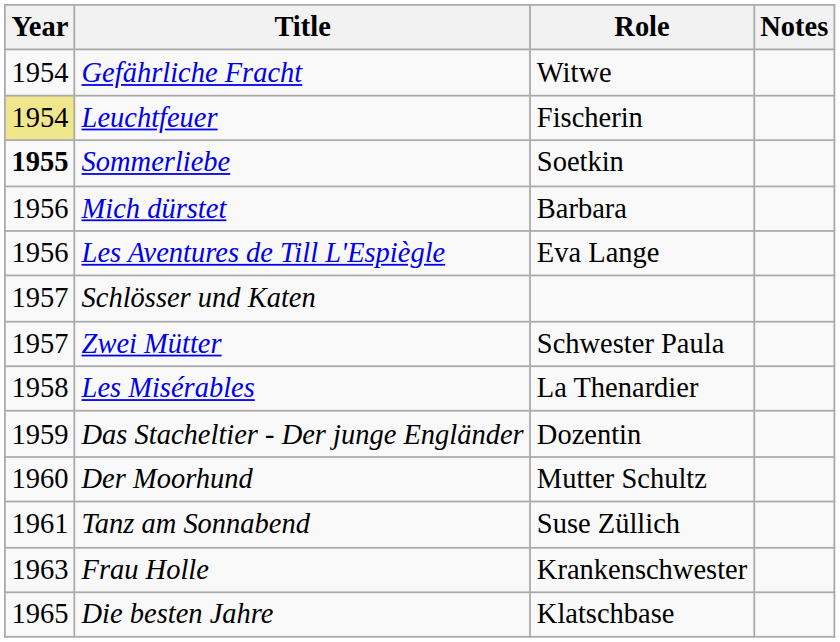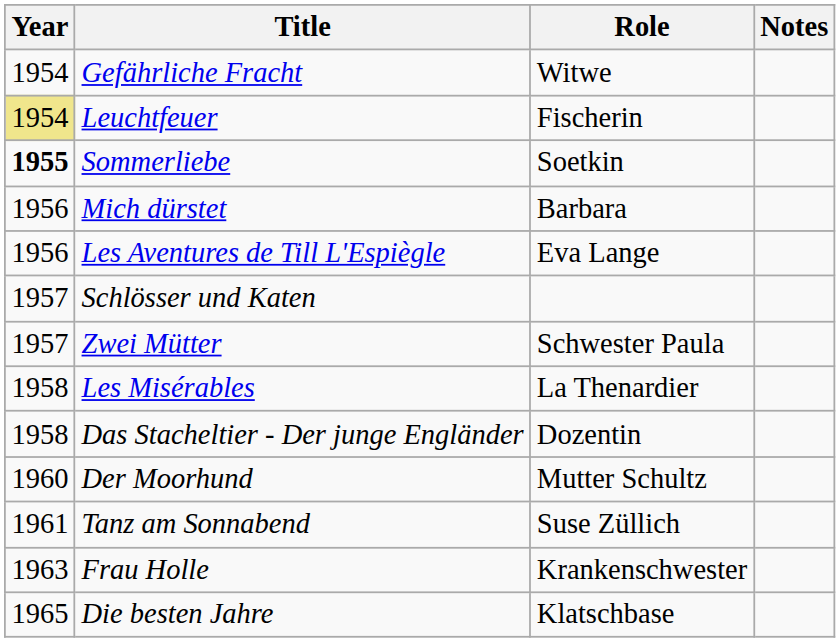(40, 433) 1959 -> (40, 433) 1958
